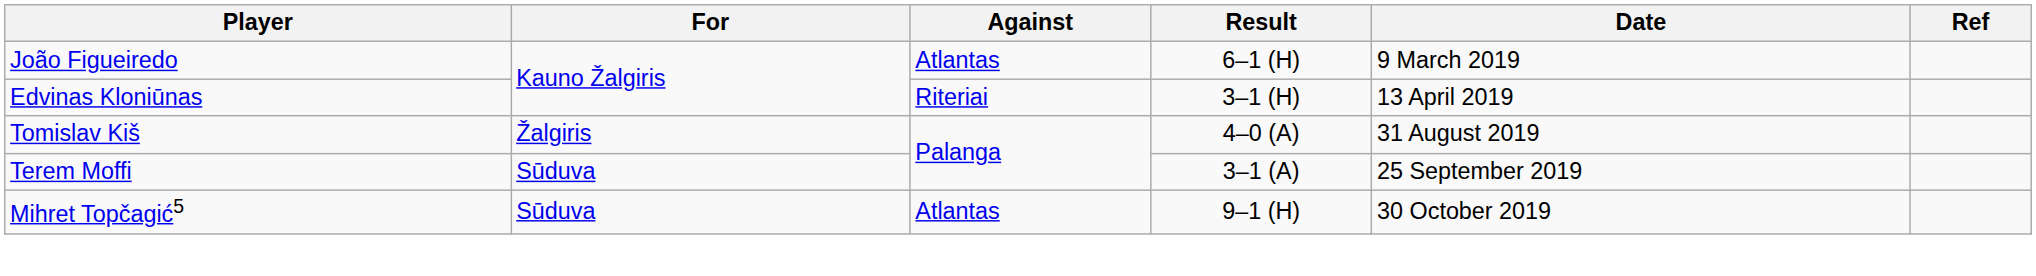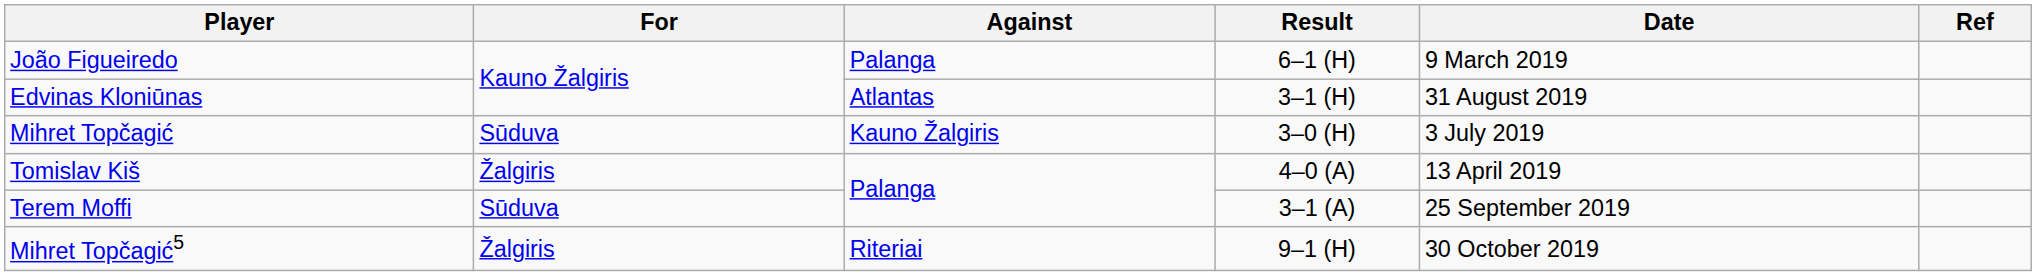(958, 60) Atlantas -> (893, 60) Palanga
(952, 97) Riteriai -> (892, 97) Atlantas
(1445, 97) 13 April 2019 -> (1506, 97) 31 August 2019
+ row: (92, 134)
(1458, 134) 31 August 2019 -> (1493, 171) 13 April 2019
(556, 211) Sūduva -> (517, 248) Žalgiris
(958, 211) Atlantas -> (886, 248) Riteriai
